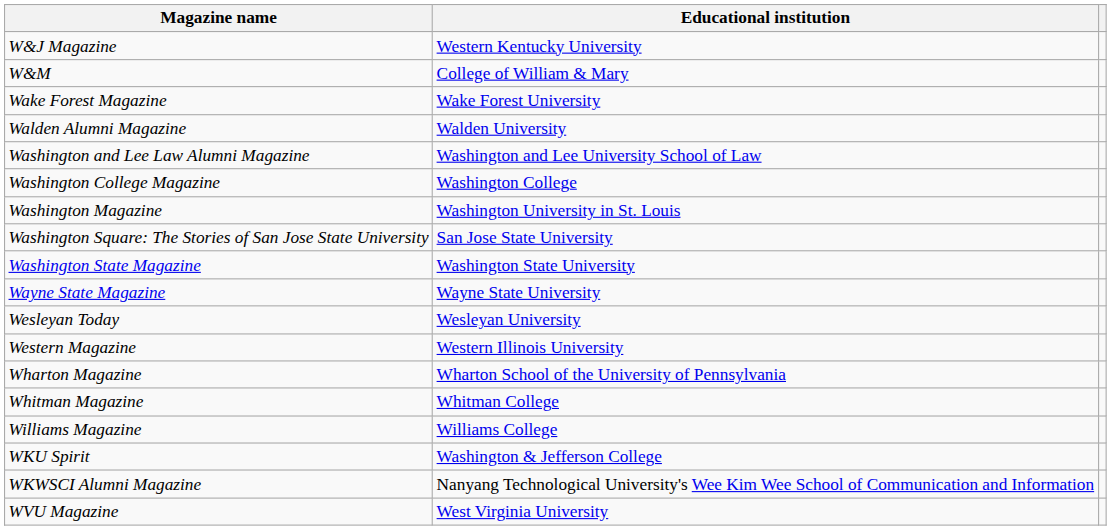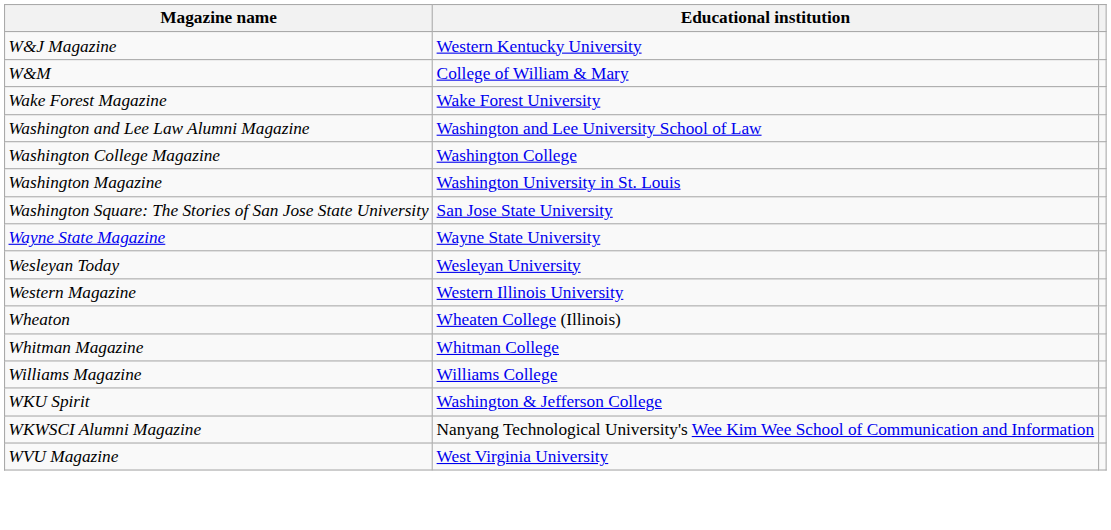- row: (97, 127)
- row: (105, 264)
- row: (75, 374)
+ row: (39, 319)
